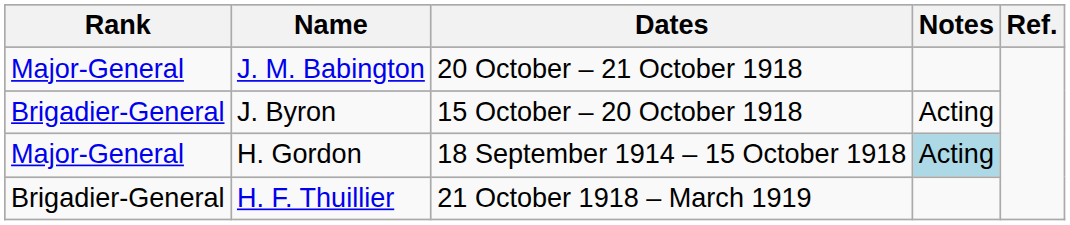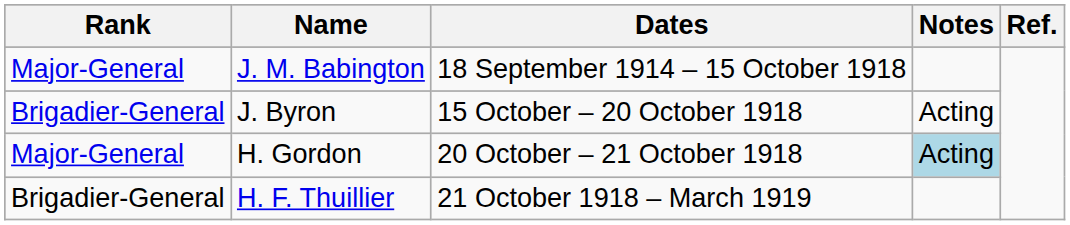(620, 68) 20 October – 21 October 1918 -> (672, 68) 18 September 1914 – 15 October 1918
(672, 154) 18 September 1914 – 15 October 1918 -> (620, 154) 20 October – 21 October 1918
